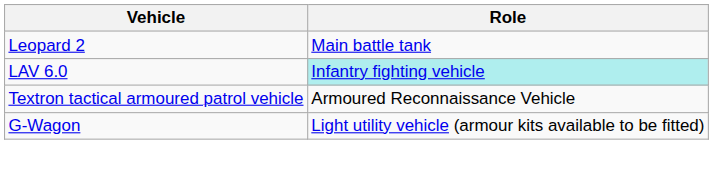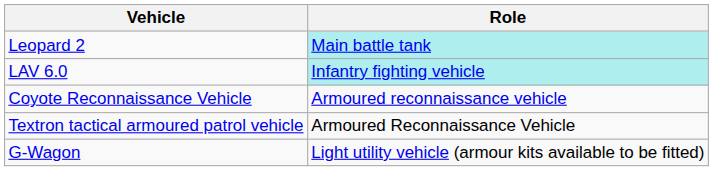(371, 44) no background -> (371, 44) paleturquoise background
+ row: (130, 98)
